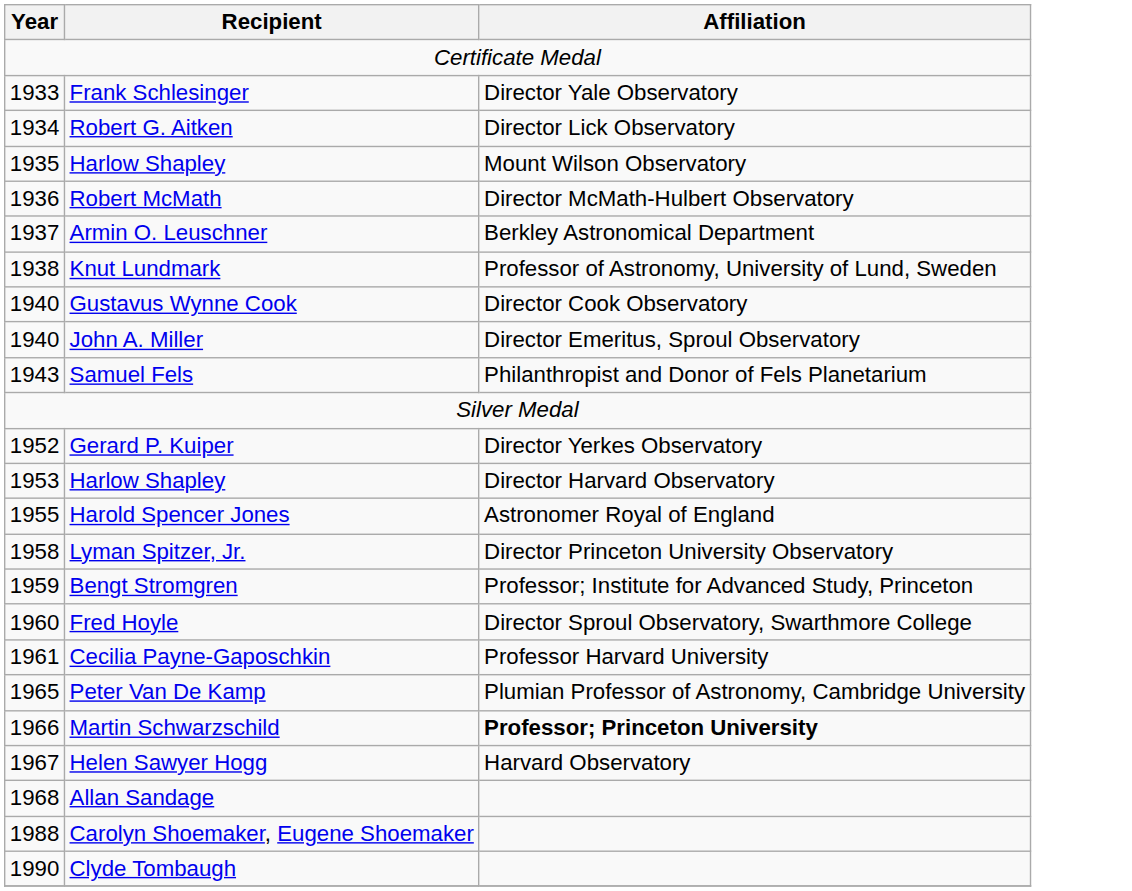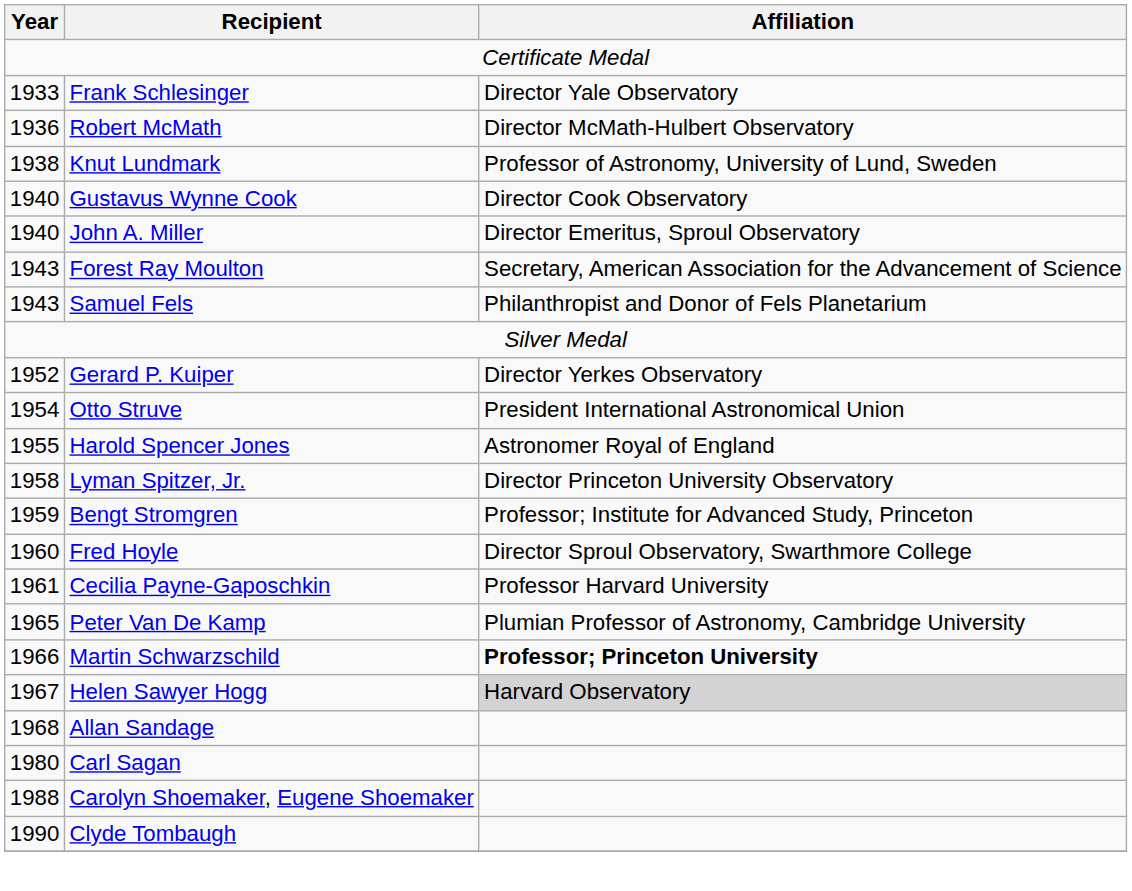- row: (35, 127)
- row: (35, 163)
- row: (35, 233)
+ row: (35, 269)
- row: (35, 480)
+ row: (35, 410)
(587, 762) no background -> (587, 692) lightgrey background
+ row: (35, 762)
